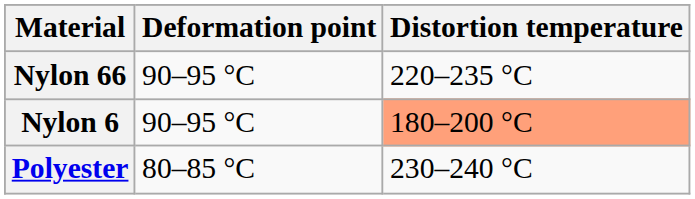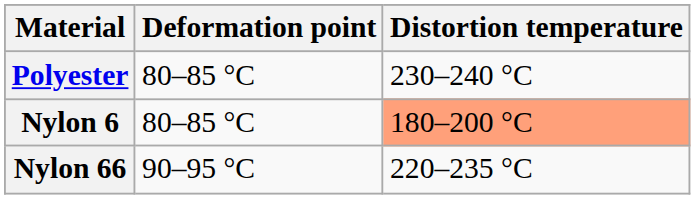rows swapped: (70, 168) <-> (70, 74)
(199, 121) 90–95 °C -> (199, 121) 80–85 °C
